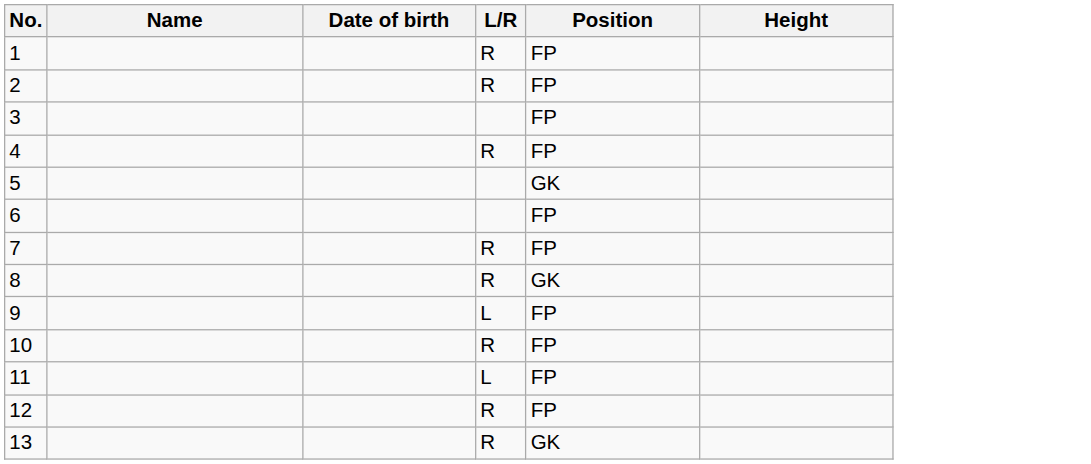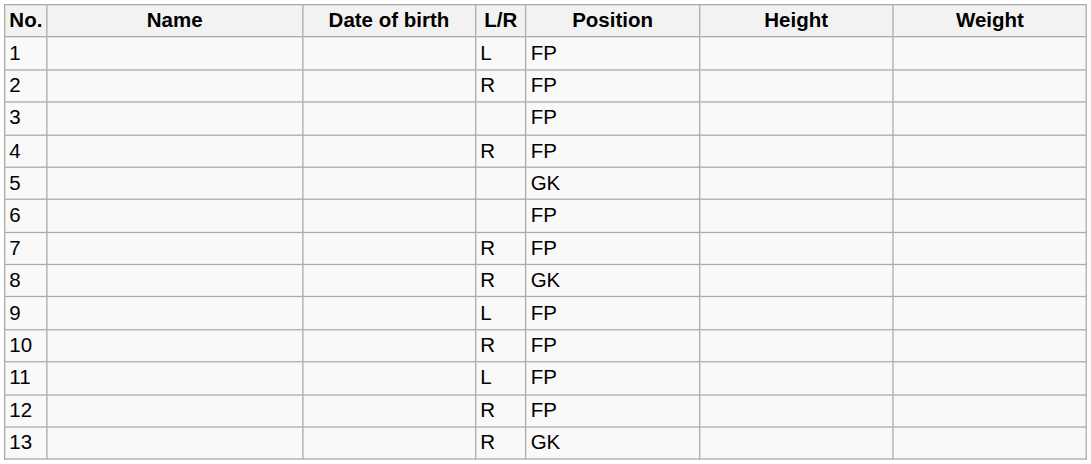+ column: (990, 20)
(488, 53) R -> (486, 53) L
